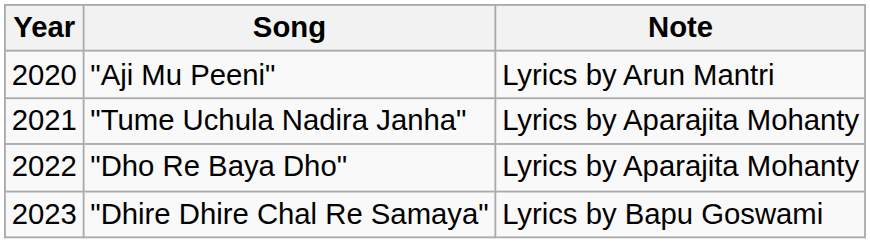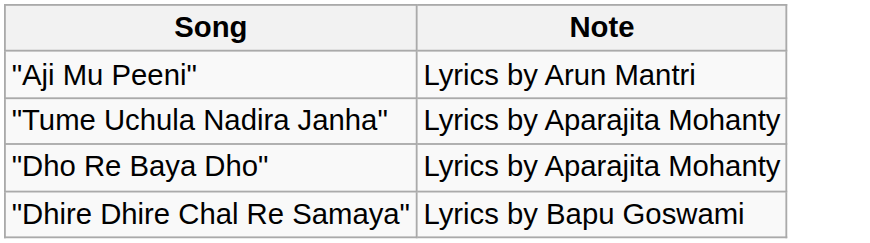- column: (44, 27)
